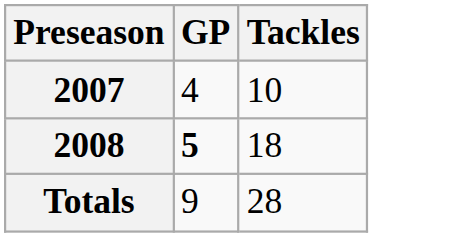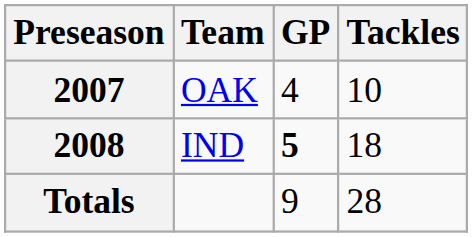+ column: (223, 32)
